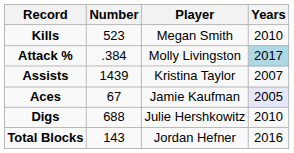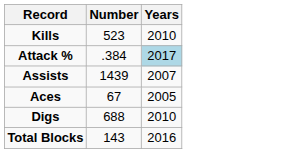- column: (195, 14)
(269, 96) lavender background -> (162, 96) no background
